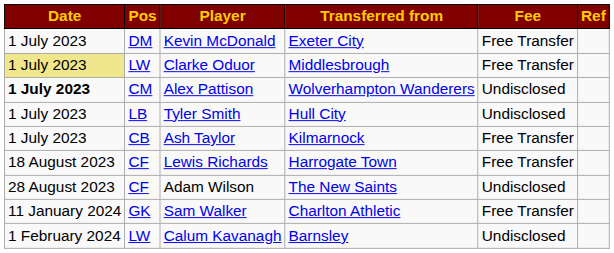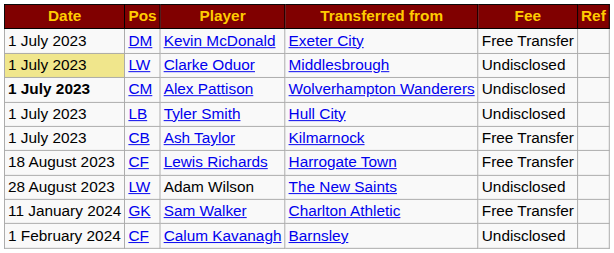(528, 65) Free Transfer -> (524, 65) Undisclosed
(139, 187) CF -> (139, 187) LW
(139, 235) LW -> (139, 235) CF
